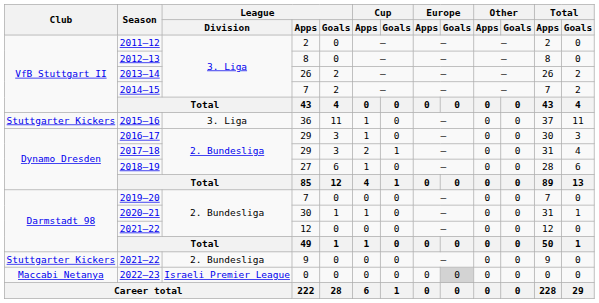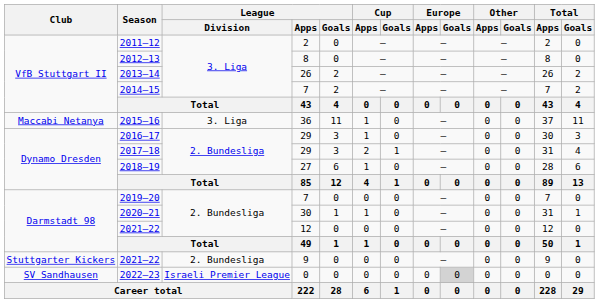(61, 120) Stuttgarter Kickers -> (61, 120) Maccabi Netanya
(61, 275) Maccabi Netanya -> (61, 275) SV Sandhausen
